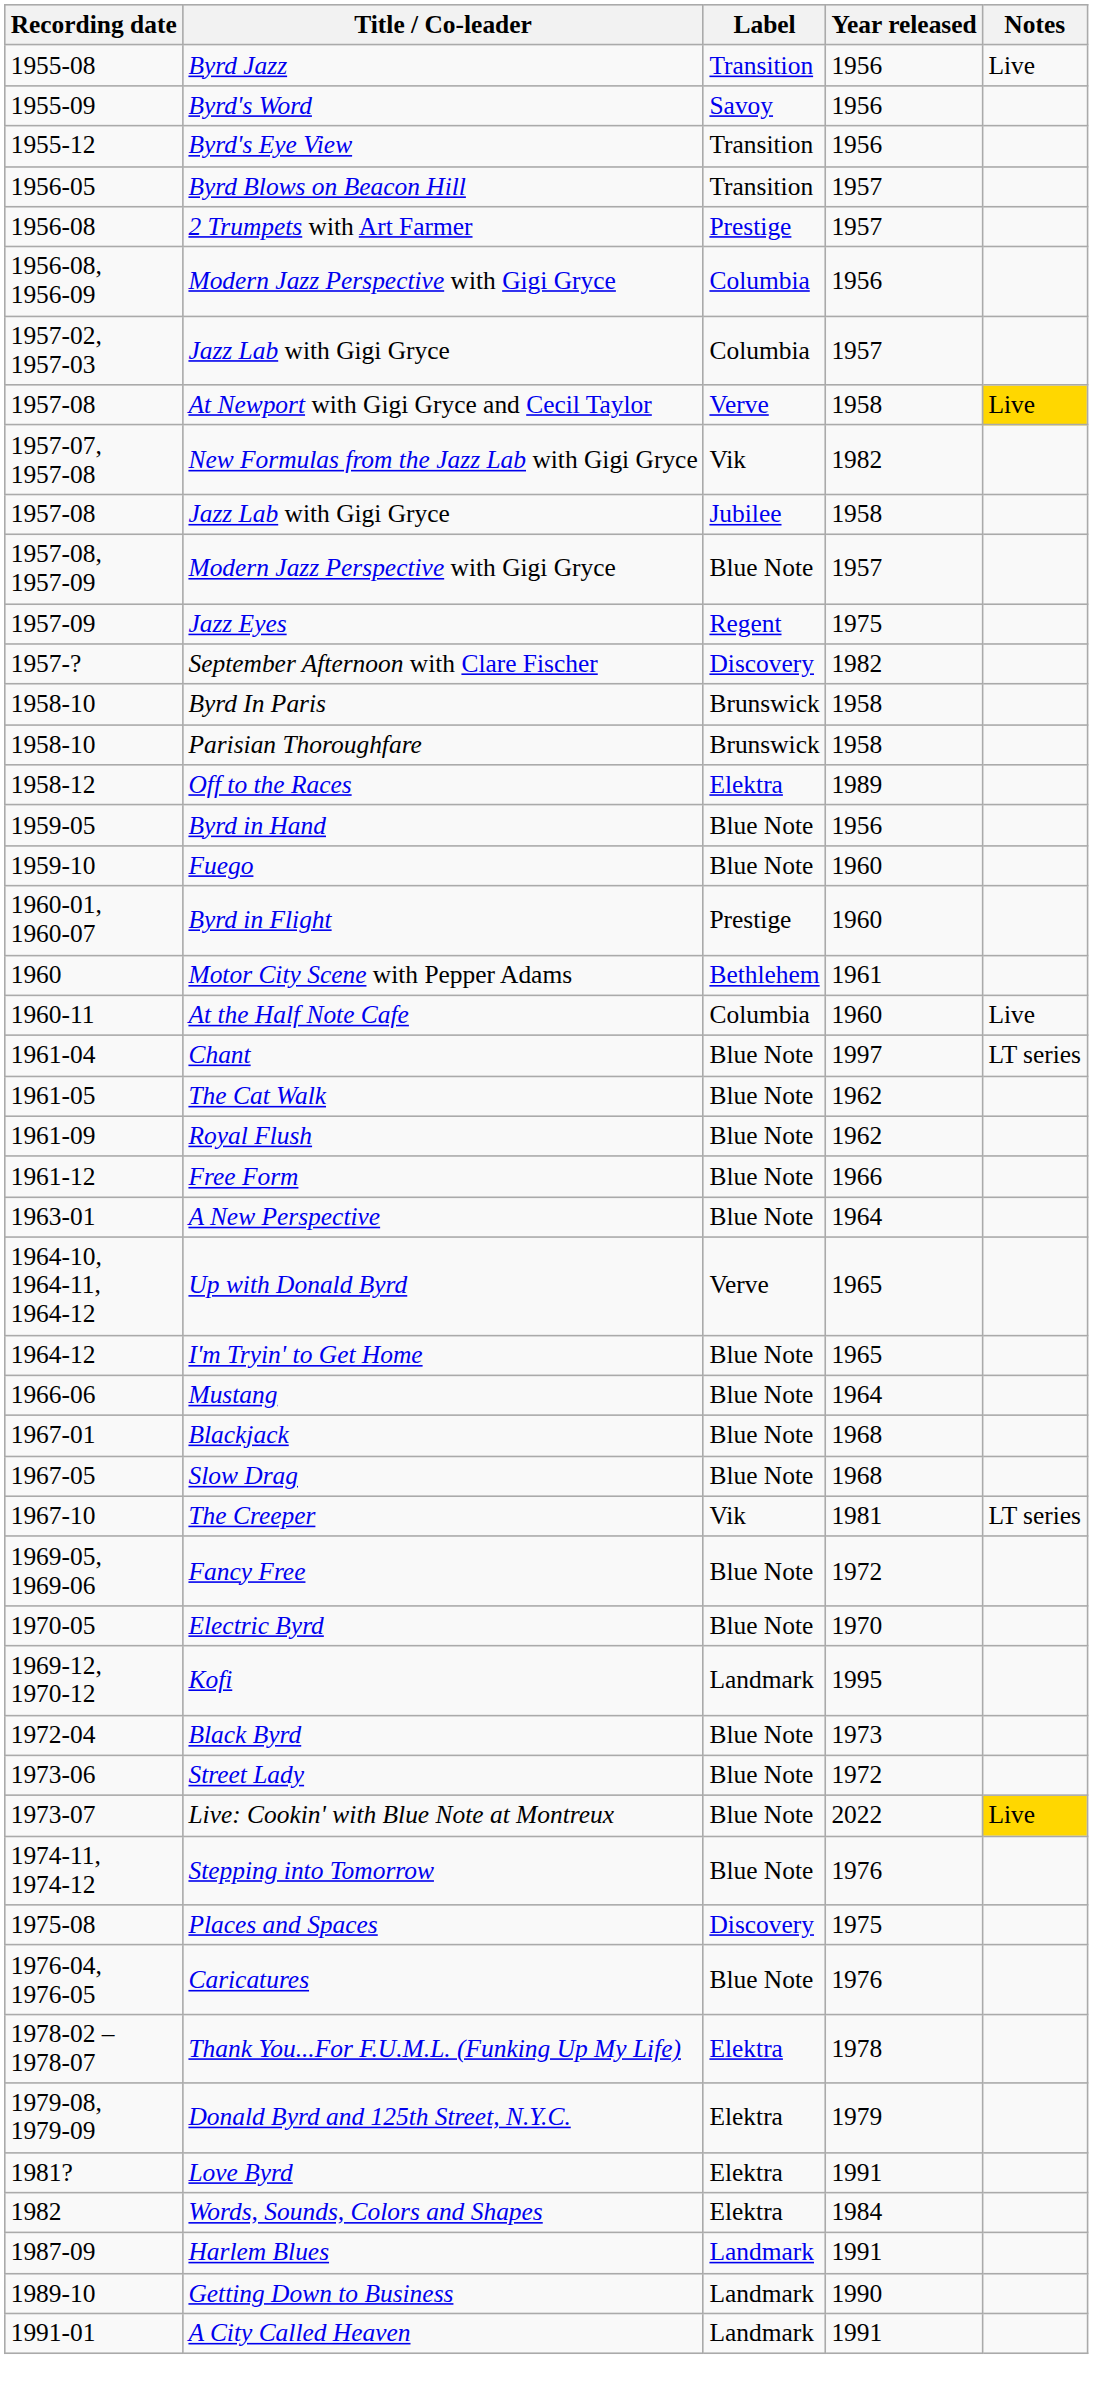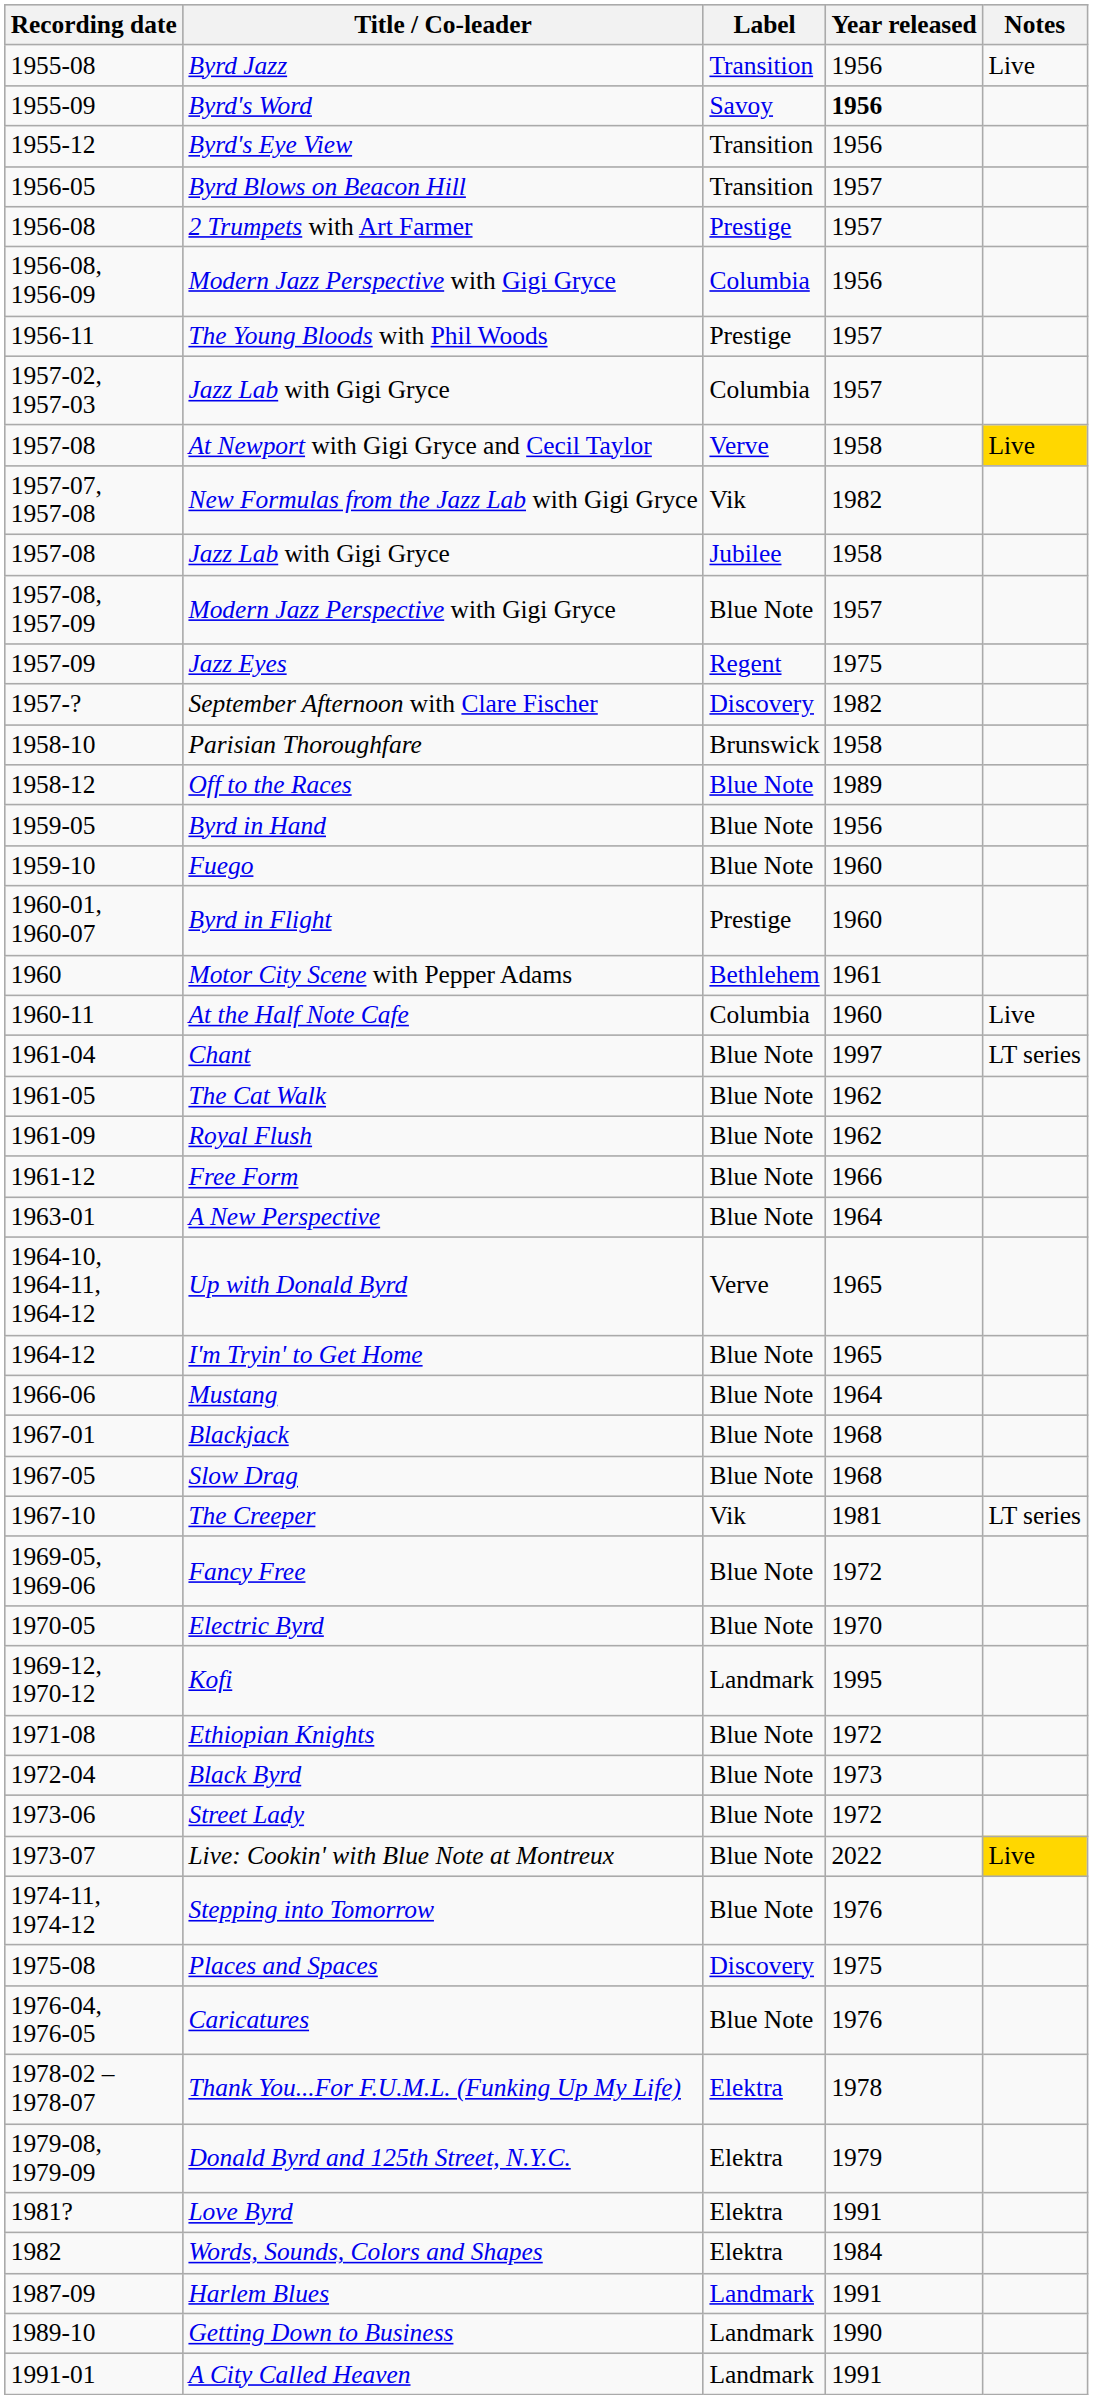(857, 105) normal -> (857, 105) bold
+ row: (53, 335)
- row: (53, 704)
(746, 784) Elektra -> (761, 784) Blue Note
+ row: (53, 1734)
